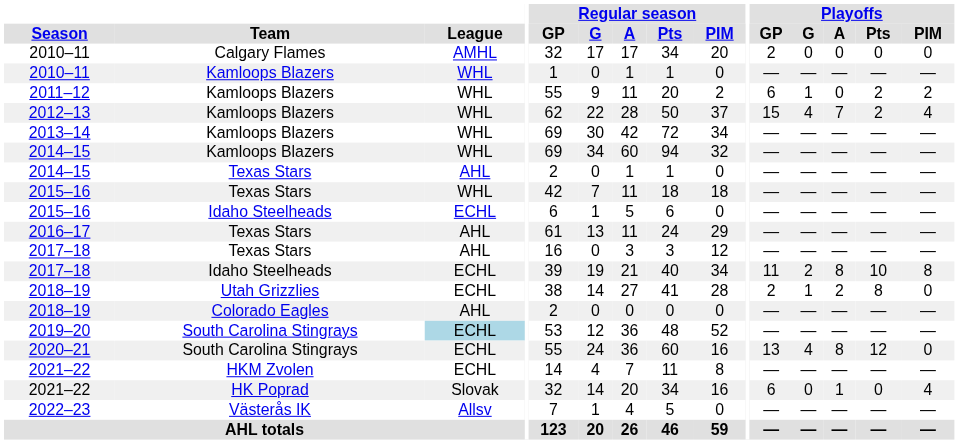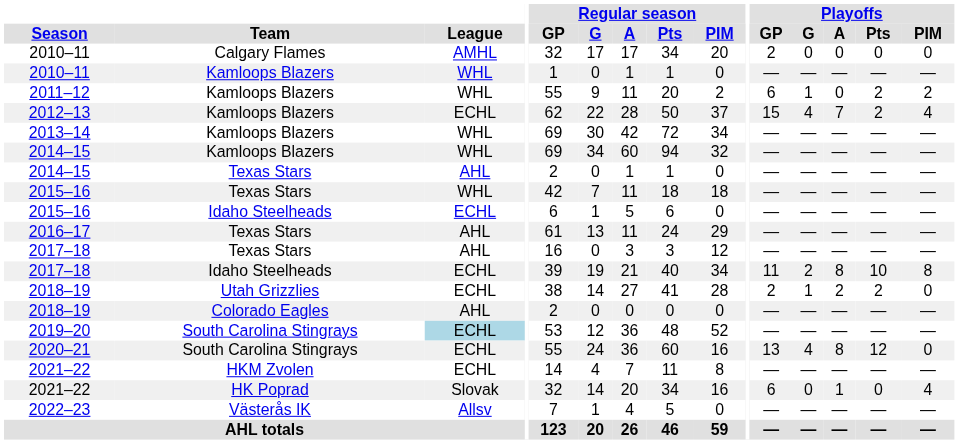(475, 112) WHL -> (475, 112) ECHL
(878, 291) 8 -> (878, 291) 2
